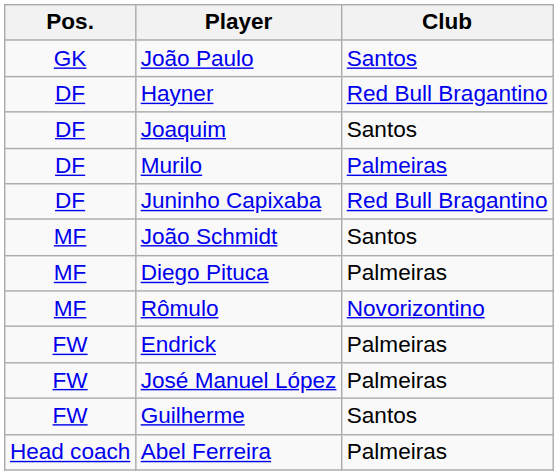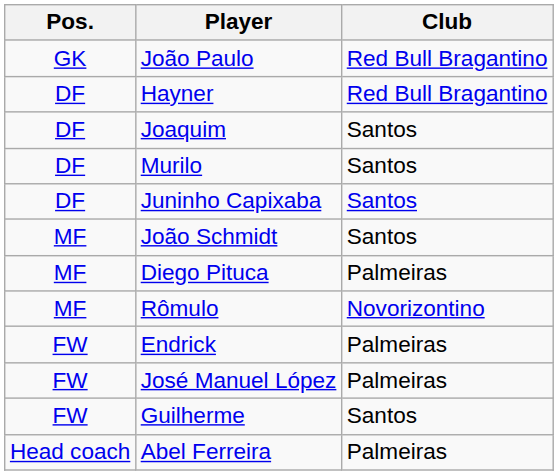(382, 58) Santos -> (447, 58) Red Bull Bragantino
(397, 165) Palmeiras -> (382, 165) Santos
(447, 201) Red Bull Bragantino -> (382, 201) Santos
